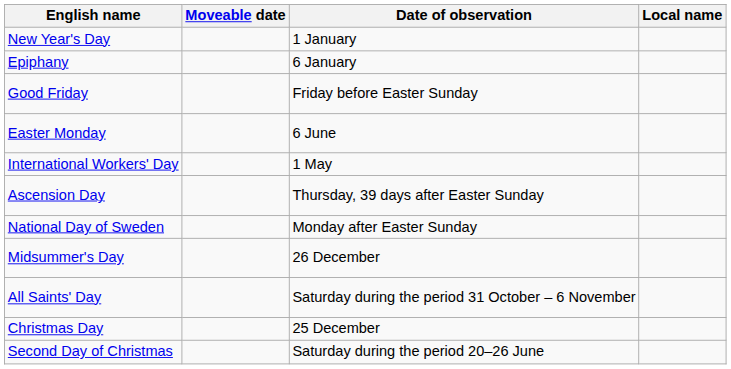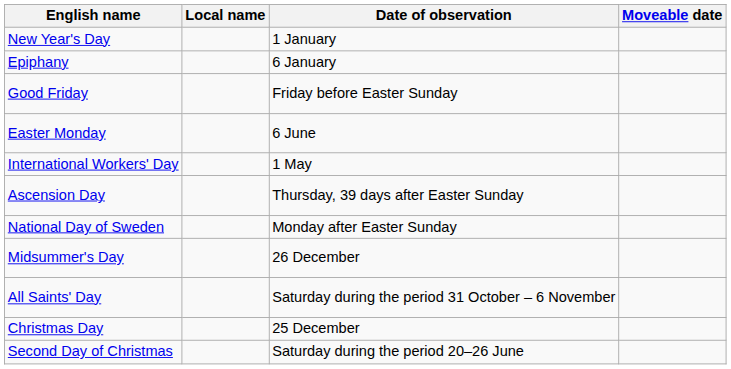columns swapped: (682, 16) <-> (236, 16)
